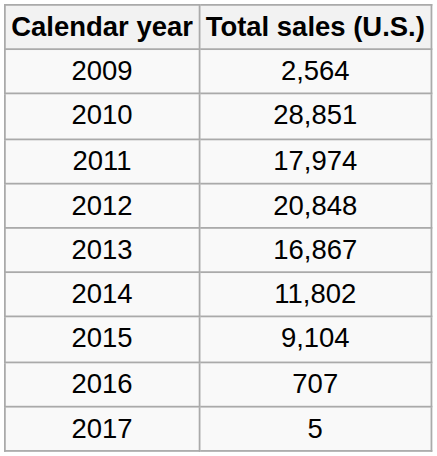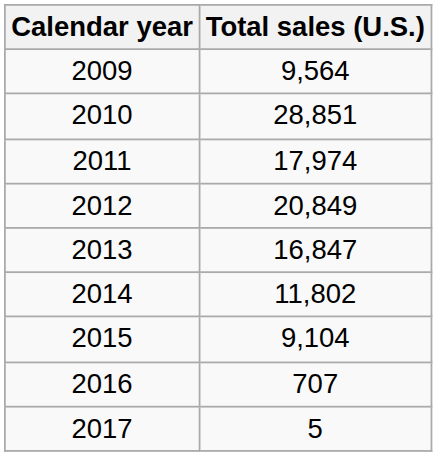(315, 70) 2,564 -> (315, 70) 9,564
(315, 204) 20,848 -> (315, 204) 20,849
(315, 249) 16,867 -> (315, 249) 16,847
